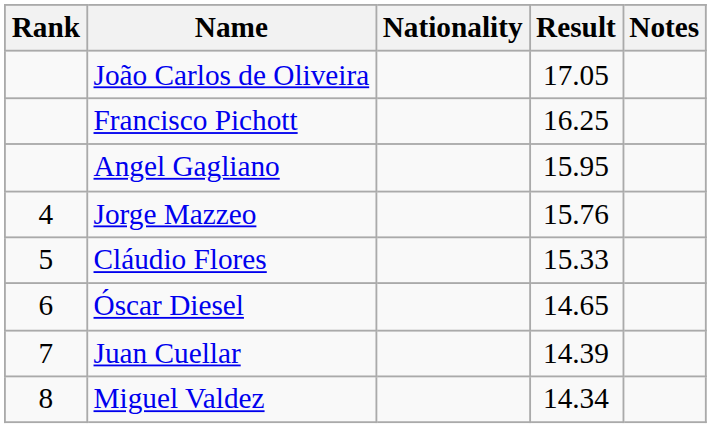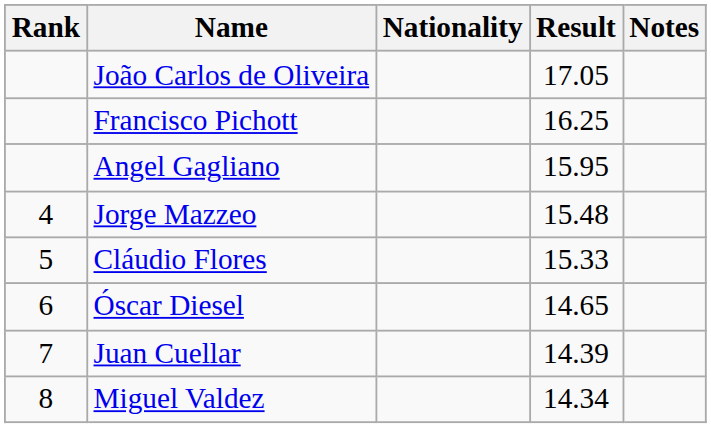(576, 213) 15.76 -> (576, 213) 15.48
